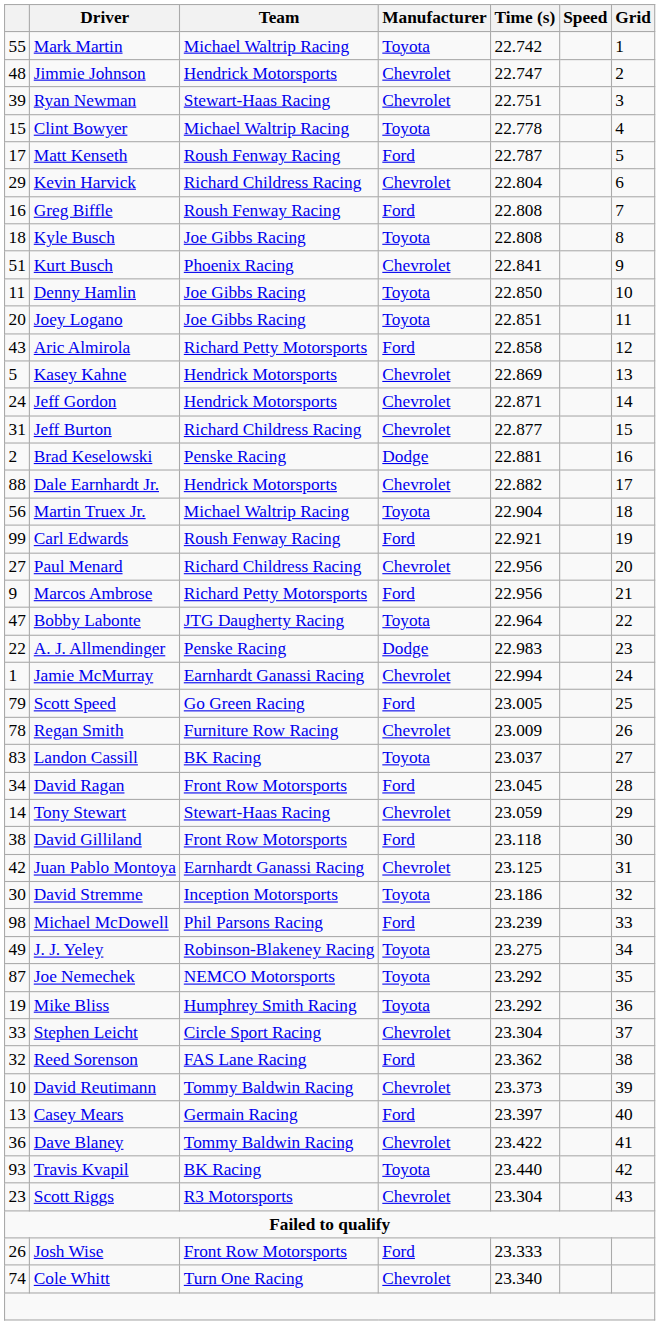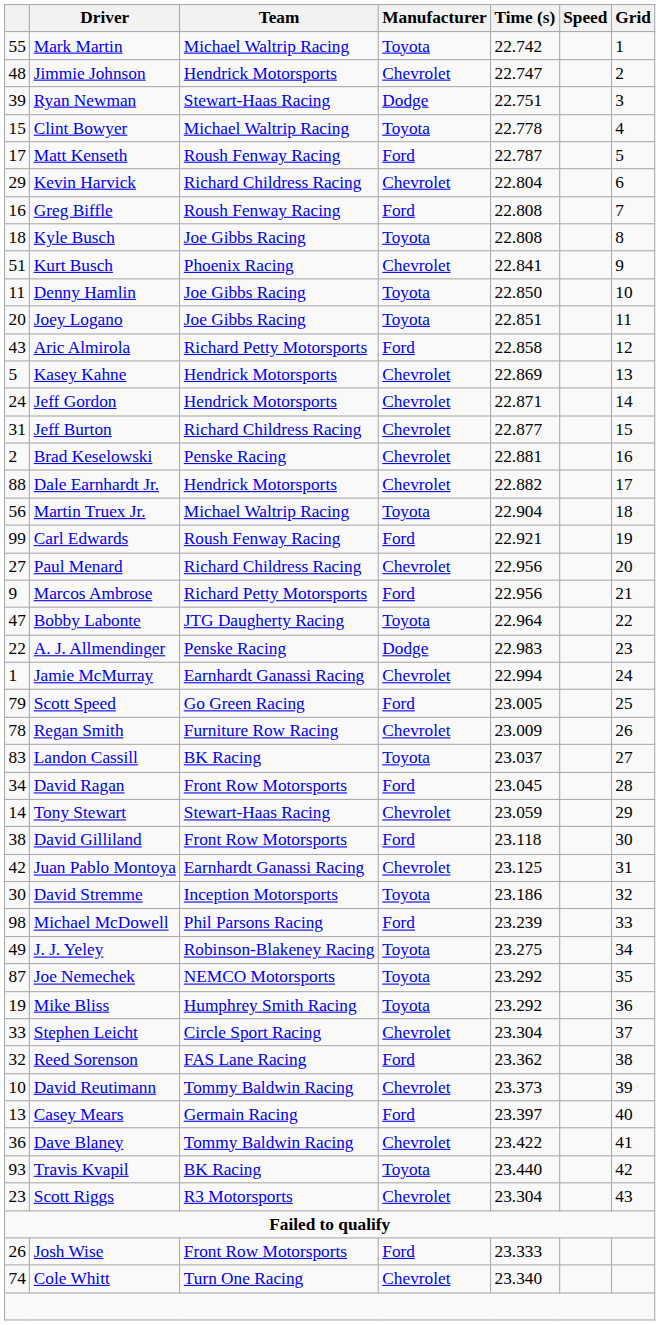(416, 100) Chevrolet -> (405, 100) Dodge
(405, 456) Dodge -> (416, 456) Chevrolet
